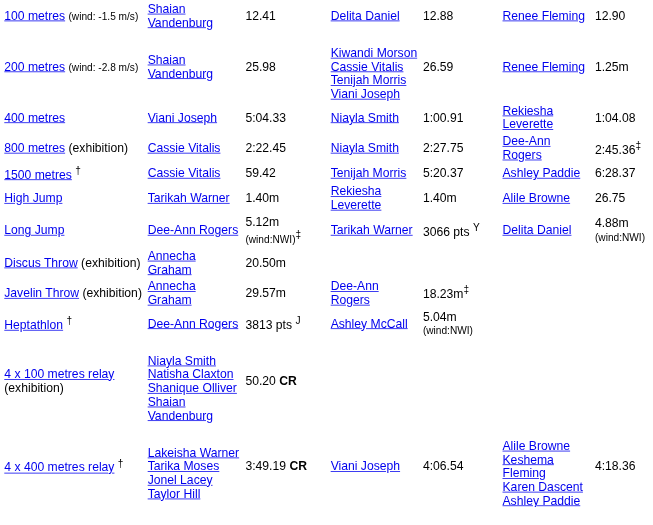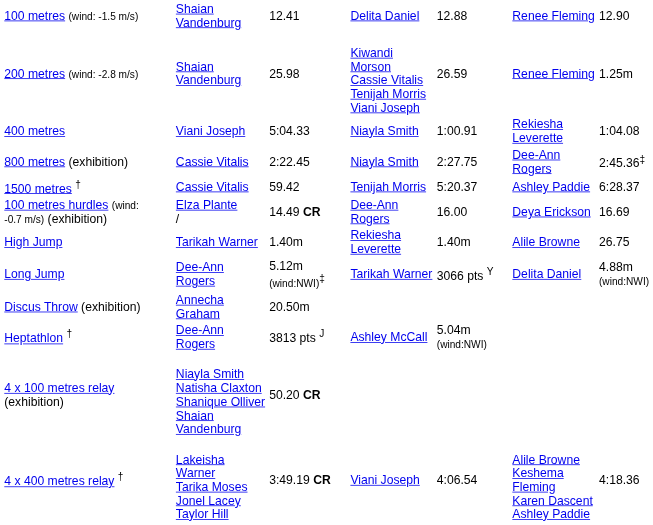+ row: (72, 212)
- row: (73, 293)
